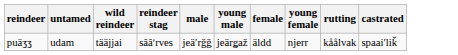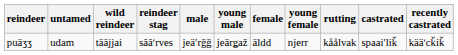+ column: (430, 19)
